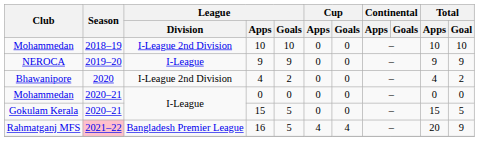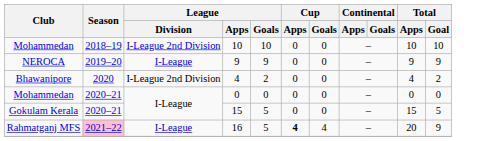(185, 128) Bangladesh Premier League -> (173, 128) I-League
(318, 128) normal -> (295, 128) bold
